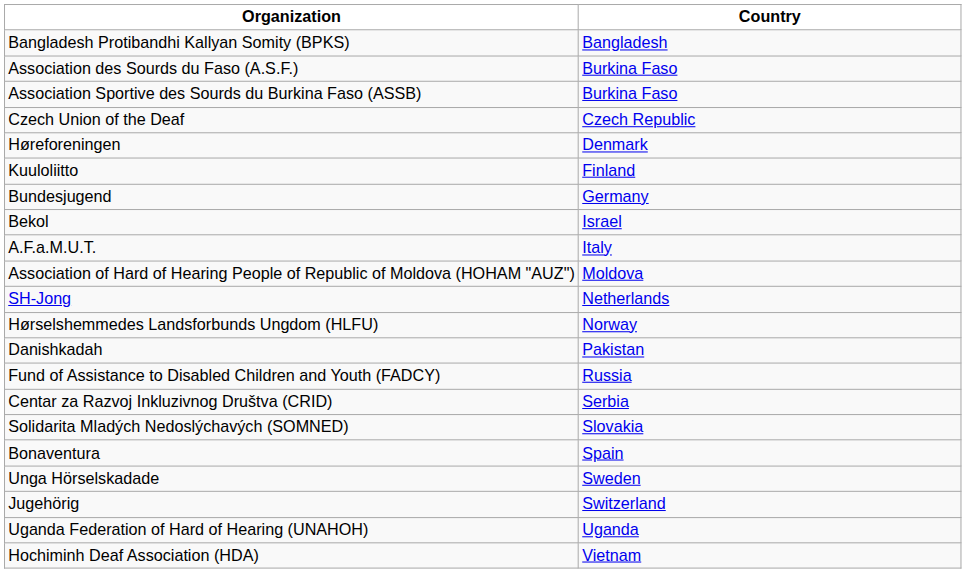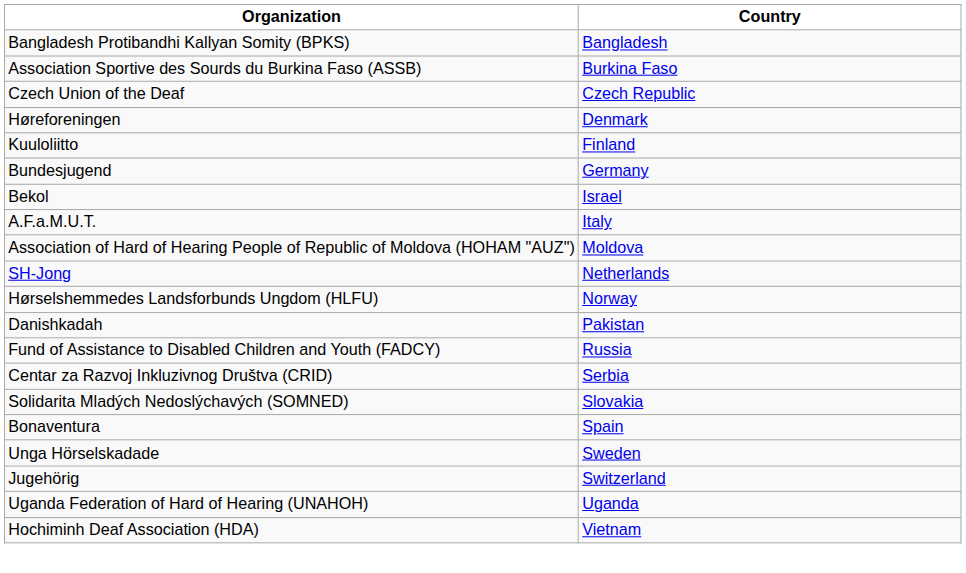- row: (153, 68)
